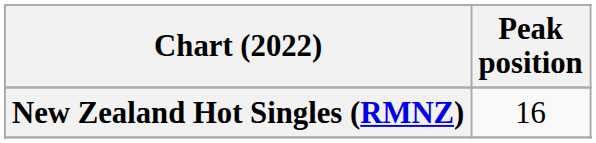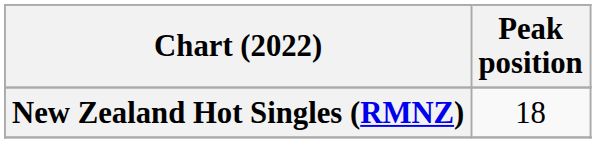(531, 112) 16 -> (531, 112) 18
